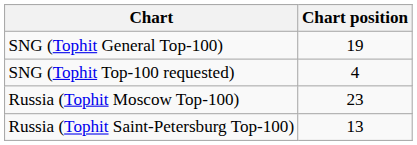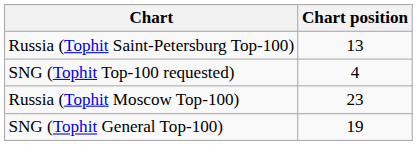rows swapped: (116, 45) <-> (151, 126)
